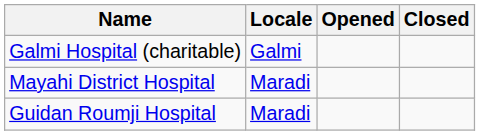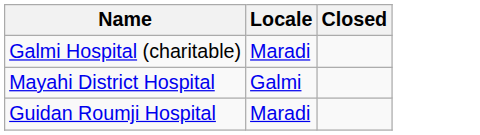- column: (358, 20)
(276, 51) Galmi -> (280, 51) Maradi
(280, 82) Maradi -> (276, 82) Galmi
